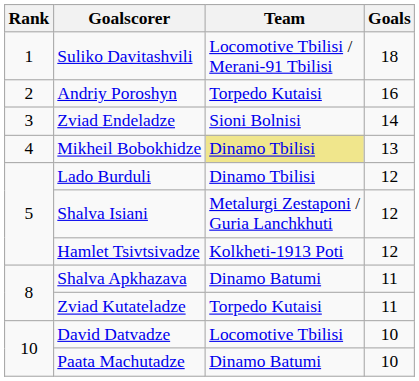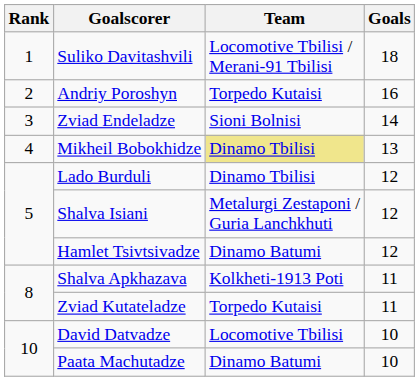(276, 251) Kolkheti-1913 Poti -> (265, 251) Dinamo Batumi
(265, 278) Dinamo Batumi -> (276, 278) Kolkheti-1913 Poti
